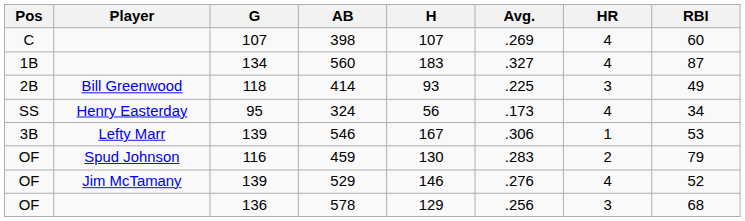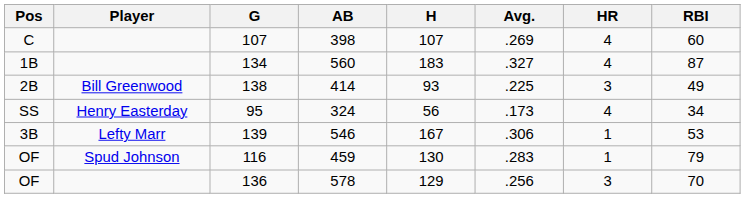(255, 87) 118 -> (255, 87) 138
(608, 157) 2 -> (608, 157) 1
- row: (343, 181)
(696, 205) 68 -> (696, 181) 70
